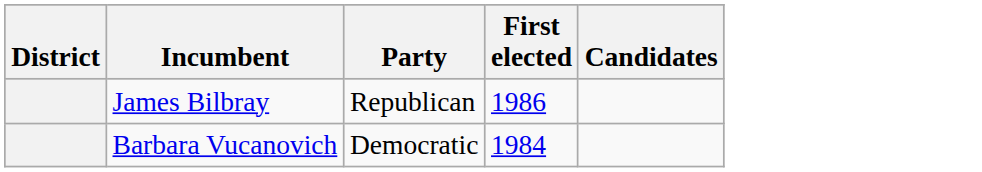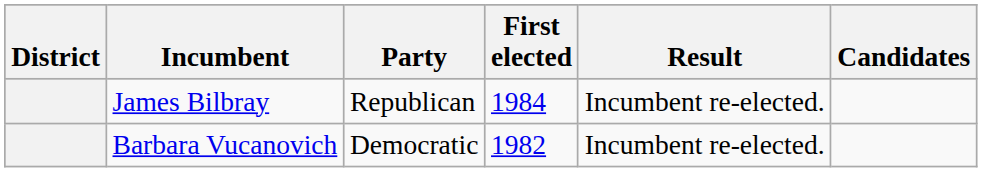+ column: (705, 57)
(519, 100) 1986 -> (519, 100) 1984
(519, 144) 1984 -> (519, 144) 1982
